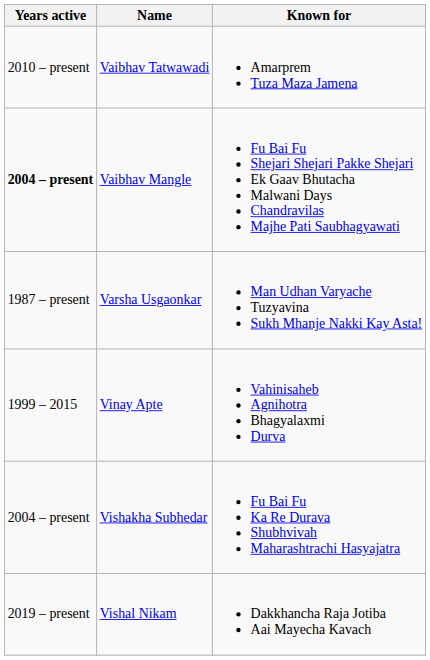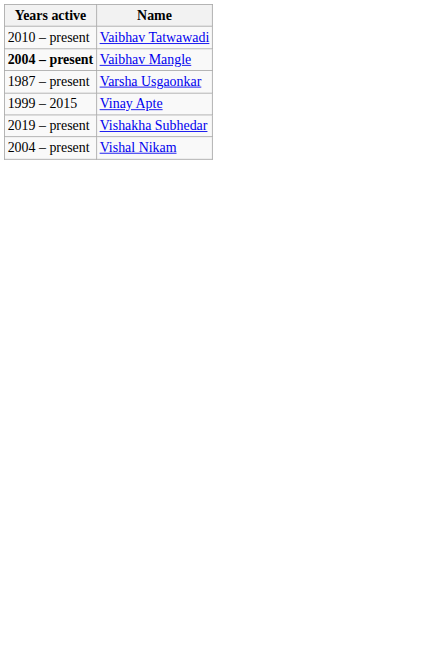- column: (319, 15)
(49, 517) 2004 – present -> (49, 125) 2019 – present
(49, 614) 2019 – present -> (49, 147) 2004 – present
